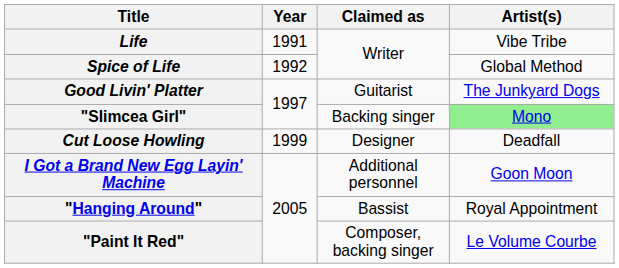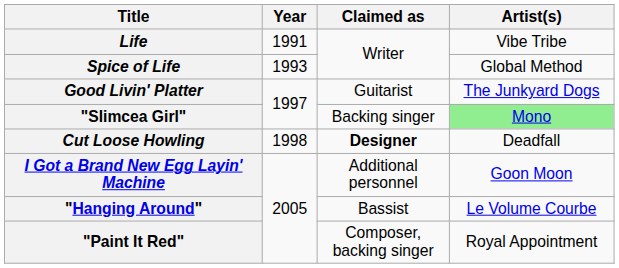(290, 66) 1992 -> (290, 66) 1993
(290, 141) 1999 -> (290, 141) 1998
(383, 141) normal -> (383, 141) bold
(532, 208) Royal Appointment -> (532, 208) Le Volume Courbe
(532, 242) Le Volume Courbe -> (532, 242) Royal Appointment
